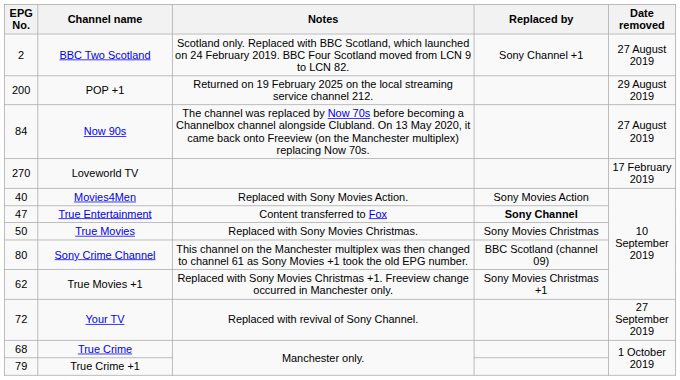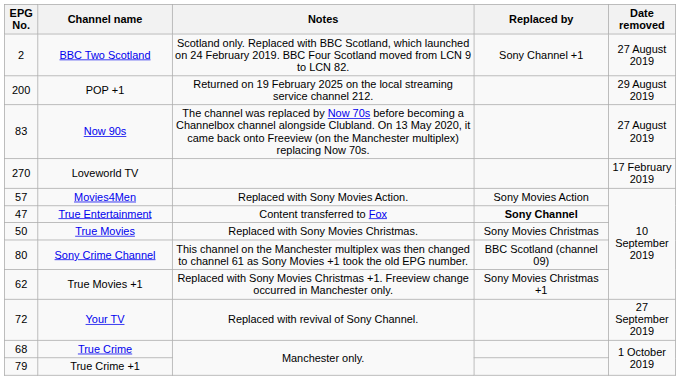(21, 132) 84 -> (21, 132) 83
(21, 197) 40 -> (21, 197) 57
